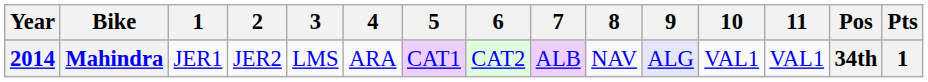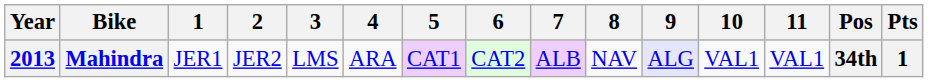(32, 58) 2014 -> (32, 58) 2013
